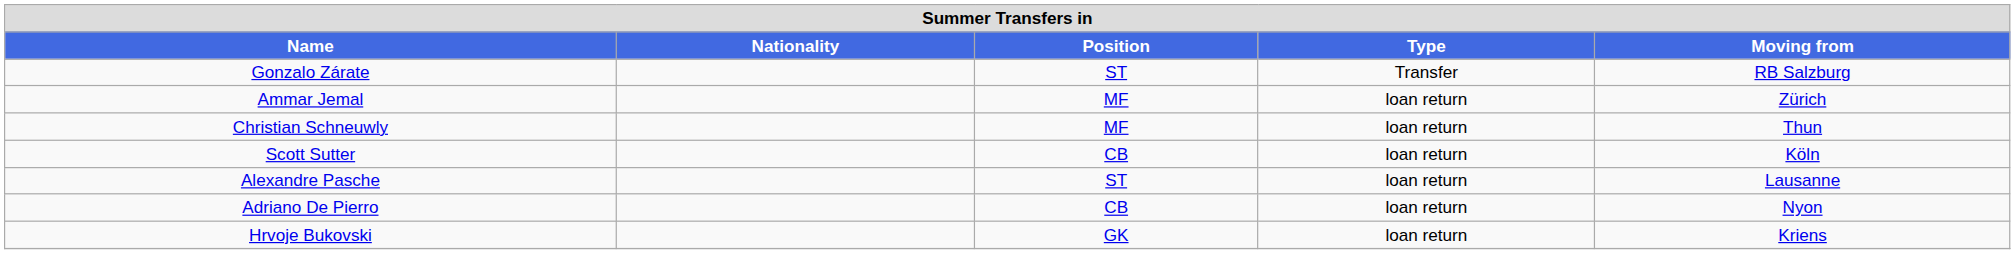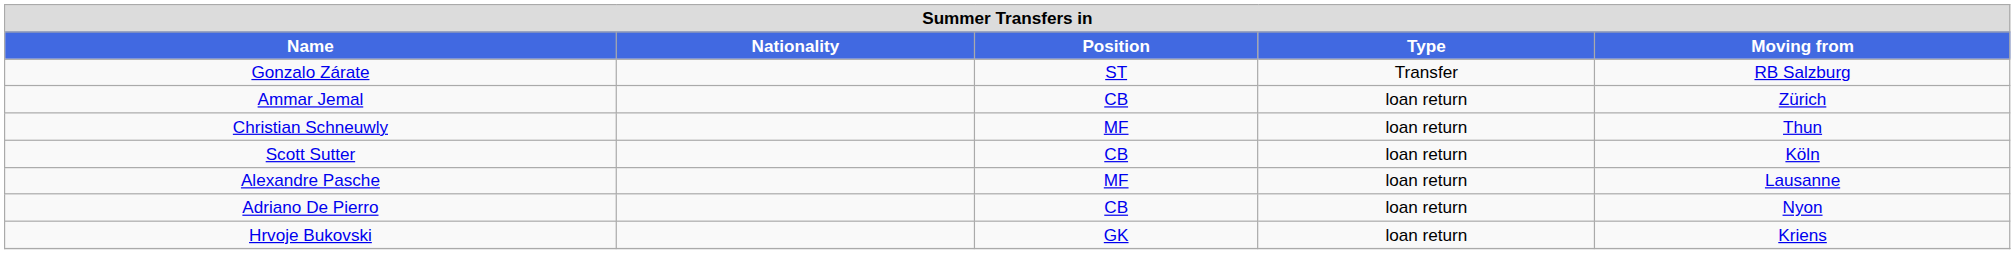(1116, 100) MF -> (1116, 100) CB
(1116, 181) ST -> (1116, 181) MF
